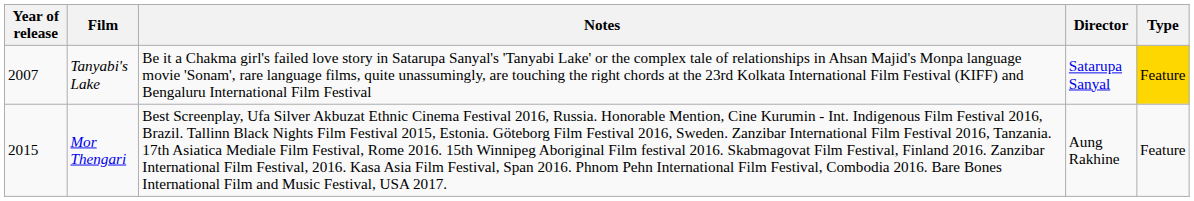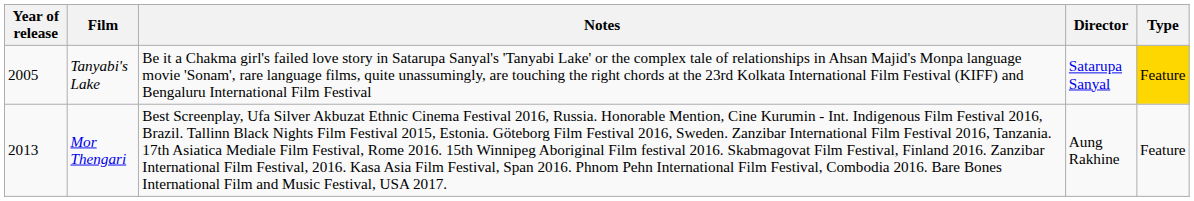(23, 74) 2007 -> (23, 74) 2005
(23, 150) 2015 -> (23, 150) 2013
